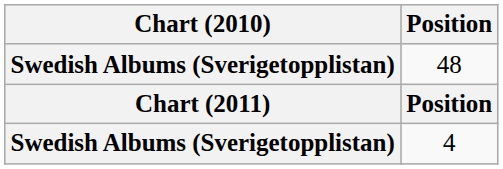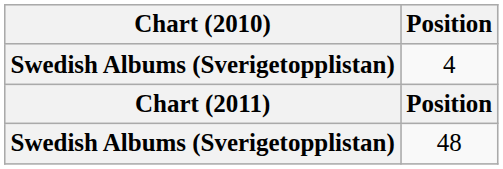rows swapped: (449, 143) <-> (449, 63)
